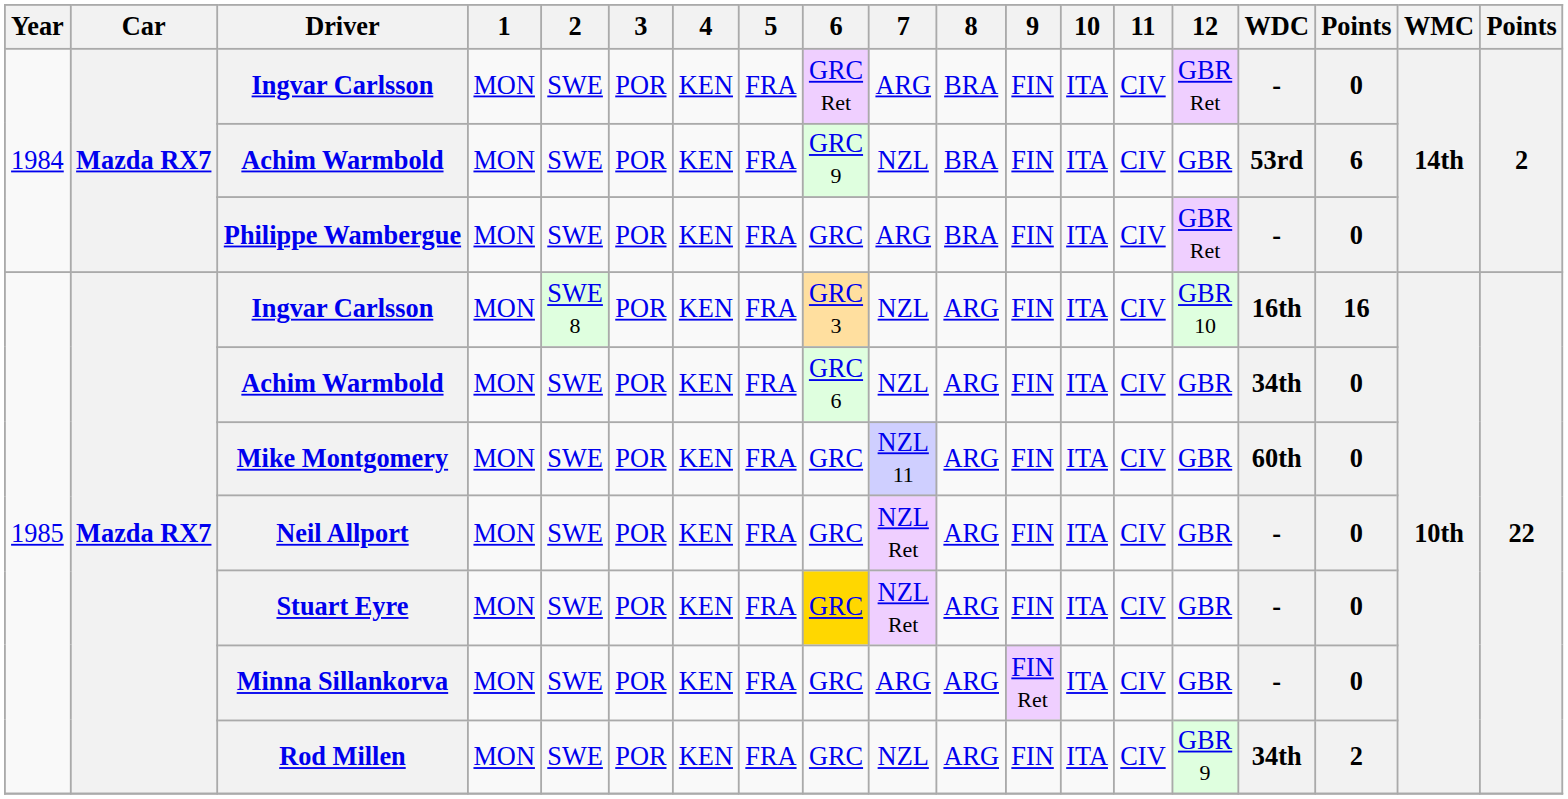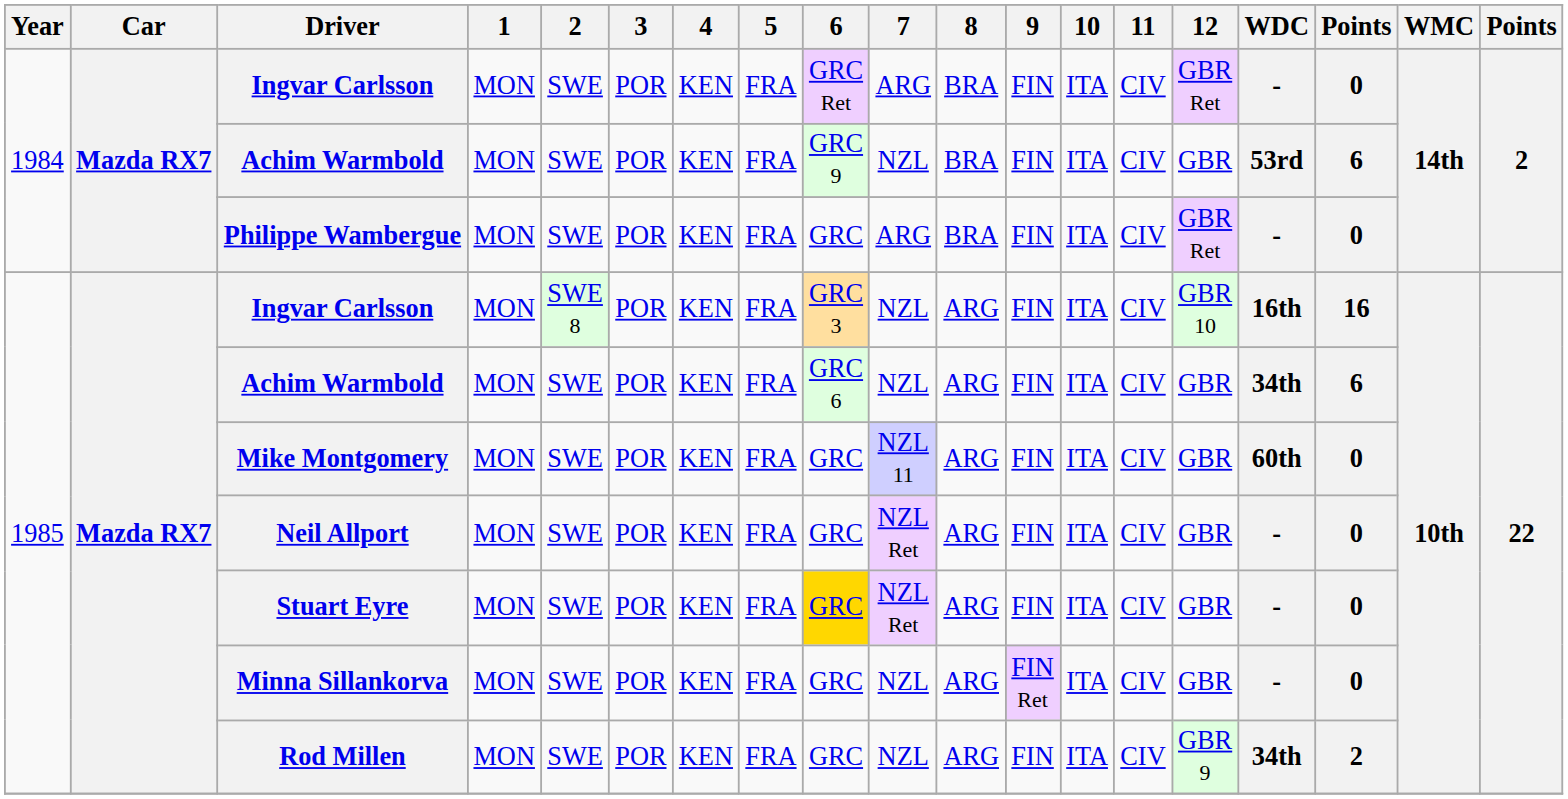(1356, 383) 0 -> (1356, 383) 6
(903, 682) ARG -> (903, 682) NZL
